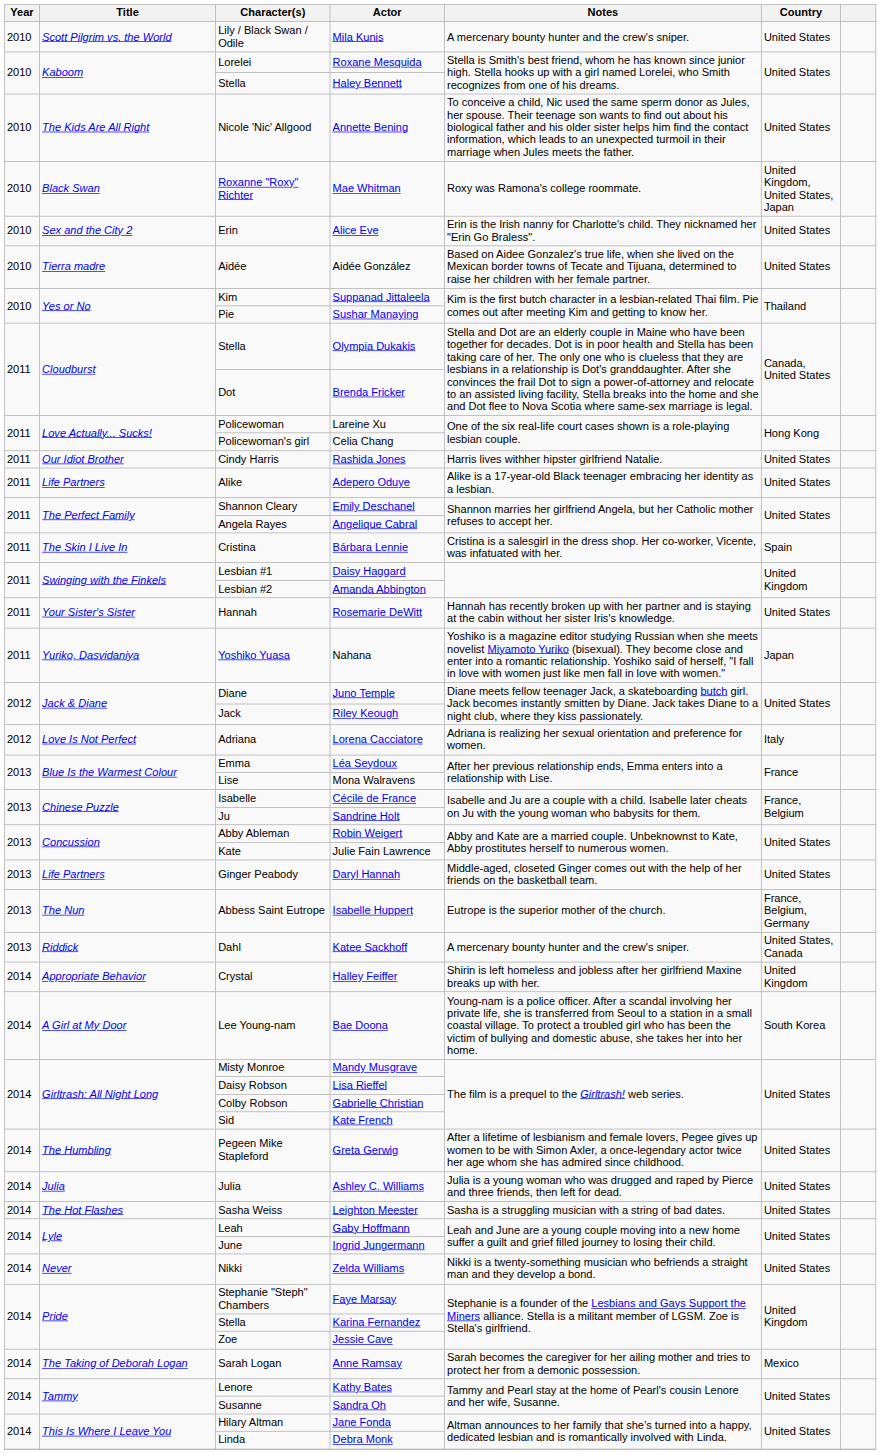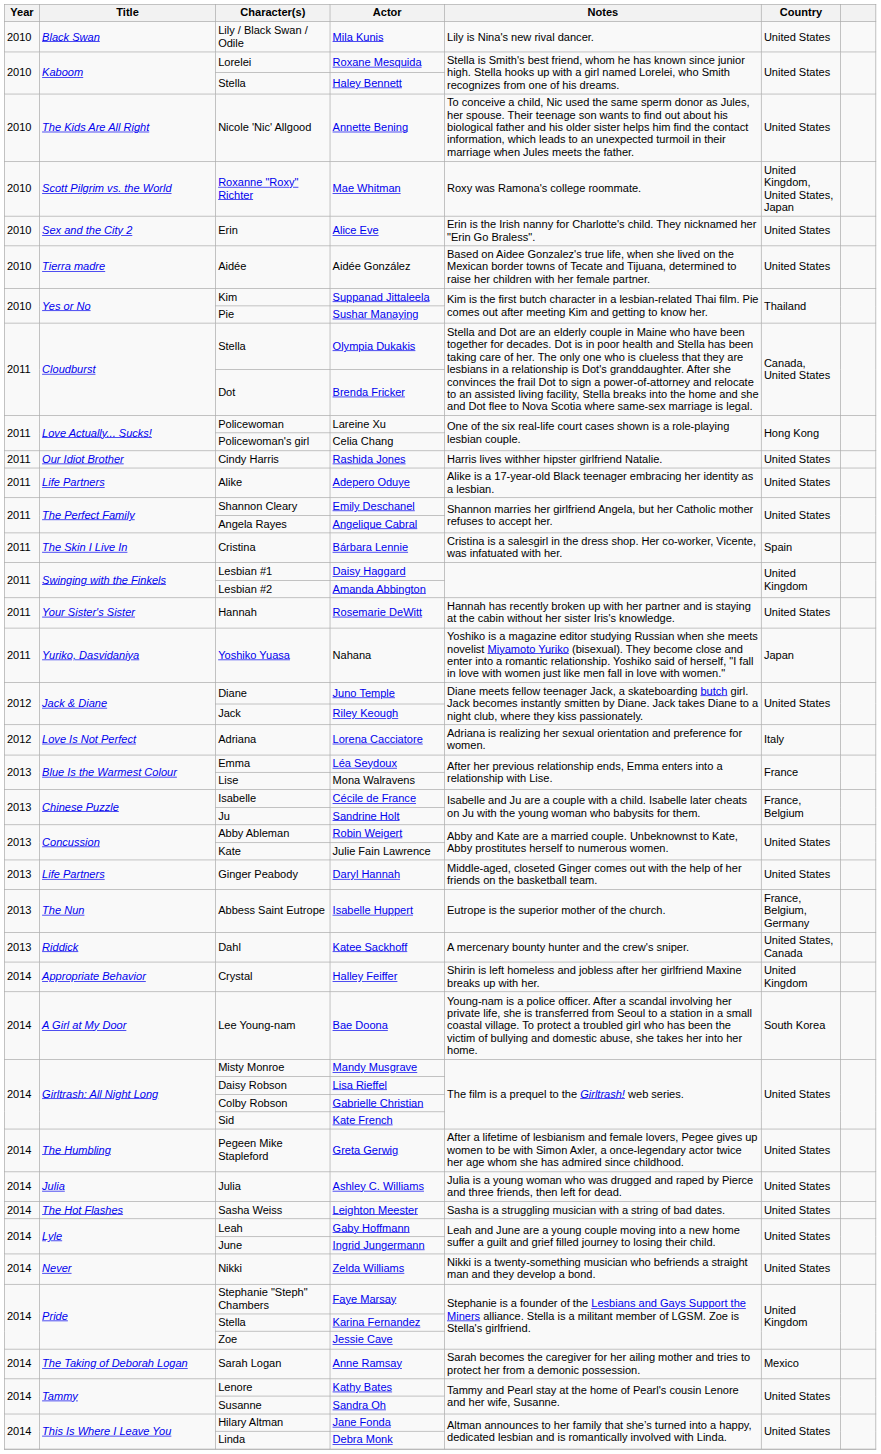(107, 36) Scott Pilgrim vs. the World -> (71, 36) Black Swan
(568, 36) A mercenary bounty hunter and the crew's sniper. -> (520, 36) Lily is Nina's new rival dancer.
(71, 188) Black Swan -> (107, 188) Scott Pilgrim vs. the World
